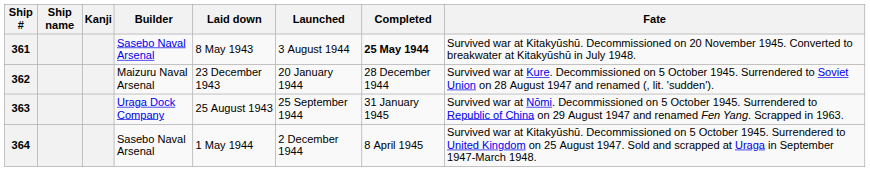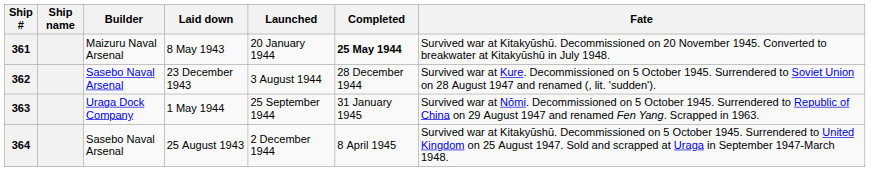- column: (98, 19)
(151, 49) Sasebo Naval Arsenal -> (121, 49) Maizuru Naval Arsenal
(314, 49) 3 August 1944 -> (278, 49) 20 January 1944
(152, 79) Maizuru Naval Arsenal -> (120, 79) Sasebo Naval Arsenal
(306, 79) 20 January 1944 -> (286, 79) 3 August 1944
(234, 109) 25 August 1943 -> (196, 109) 1 May 1944
(224, 145) 1 May 1944 -> (205, 145) 25 August 1943
